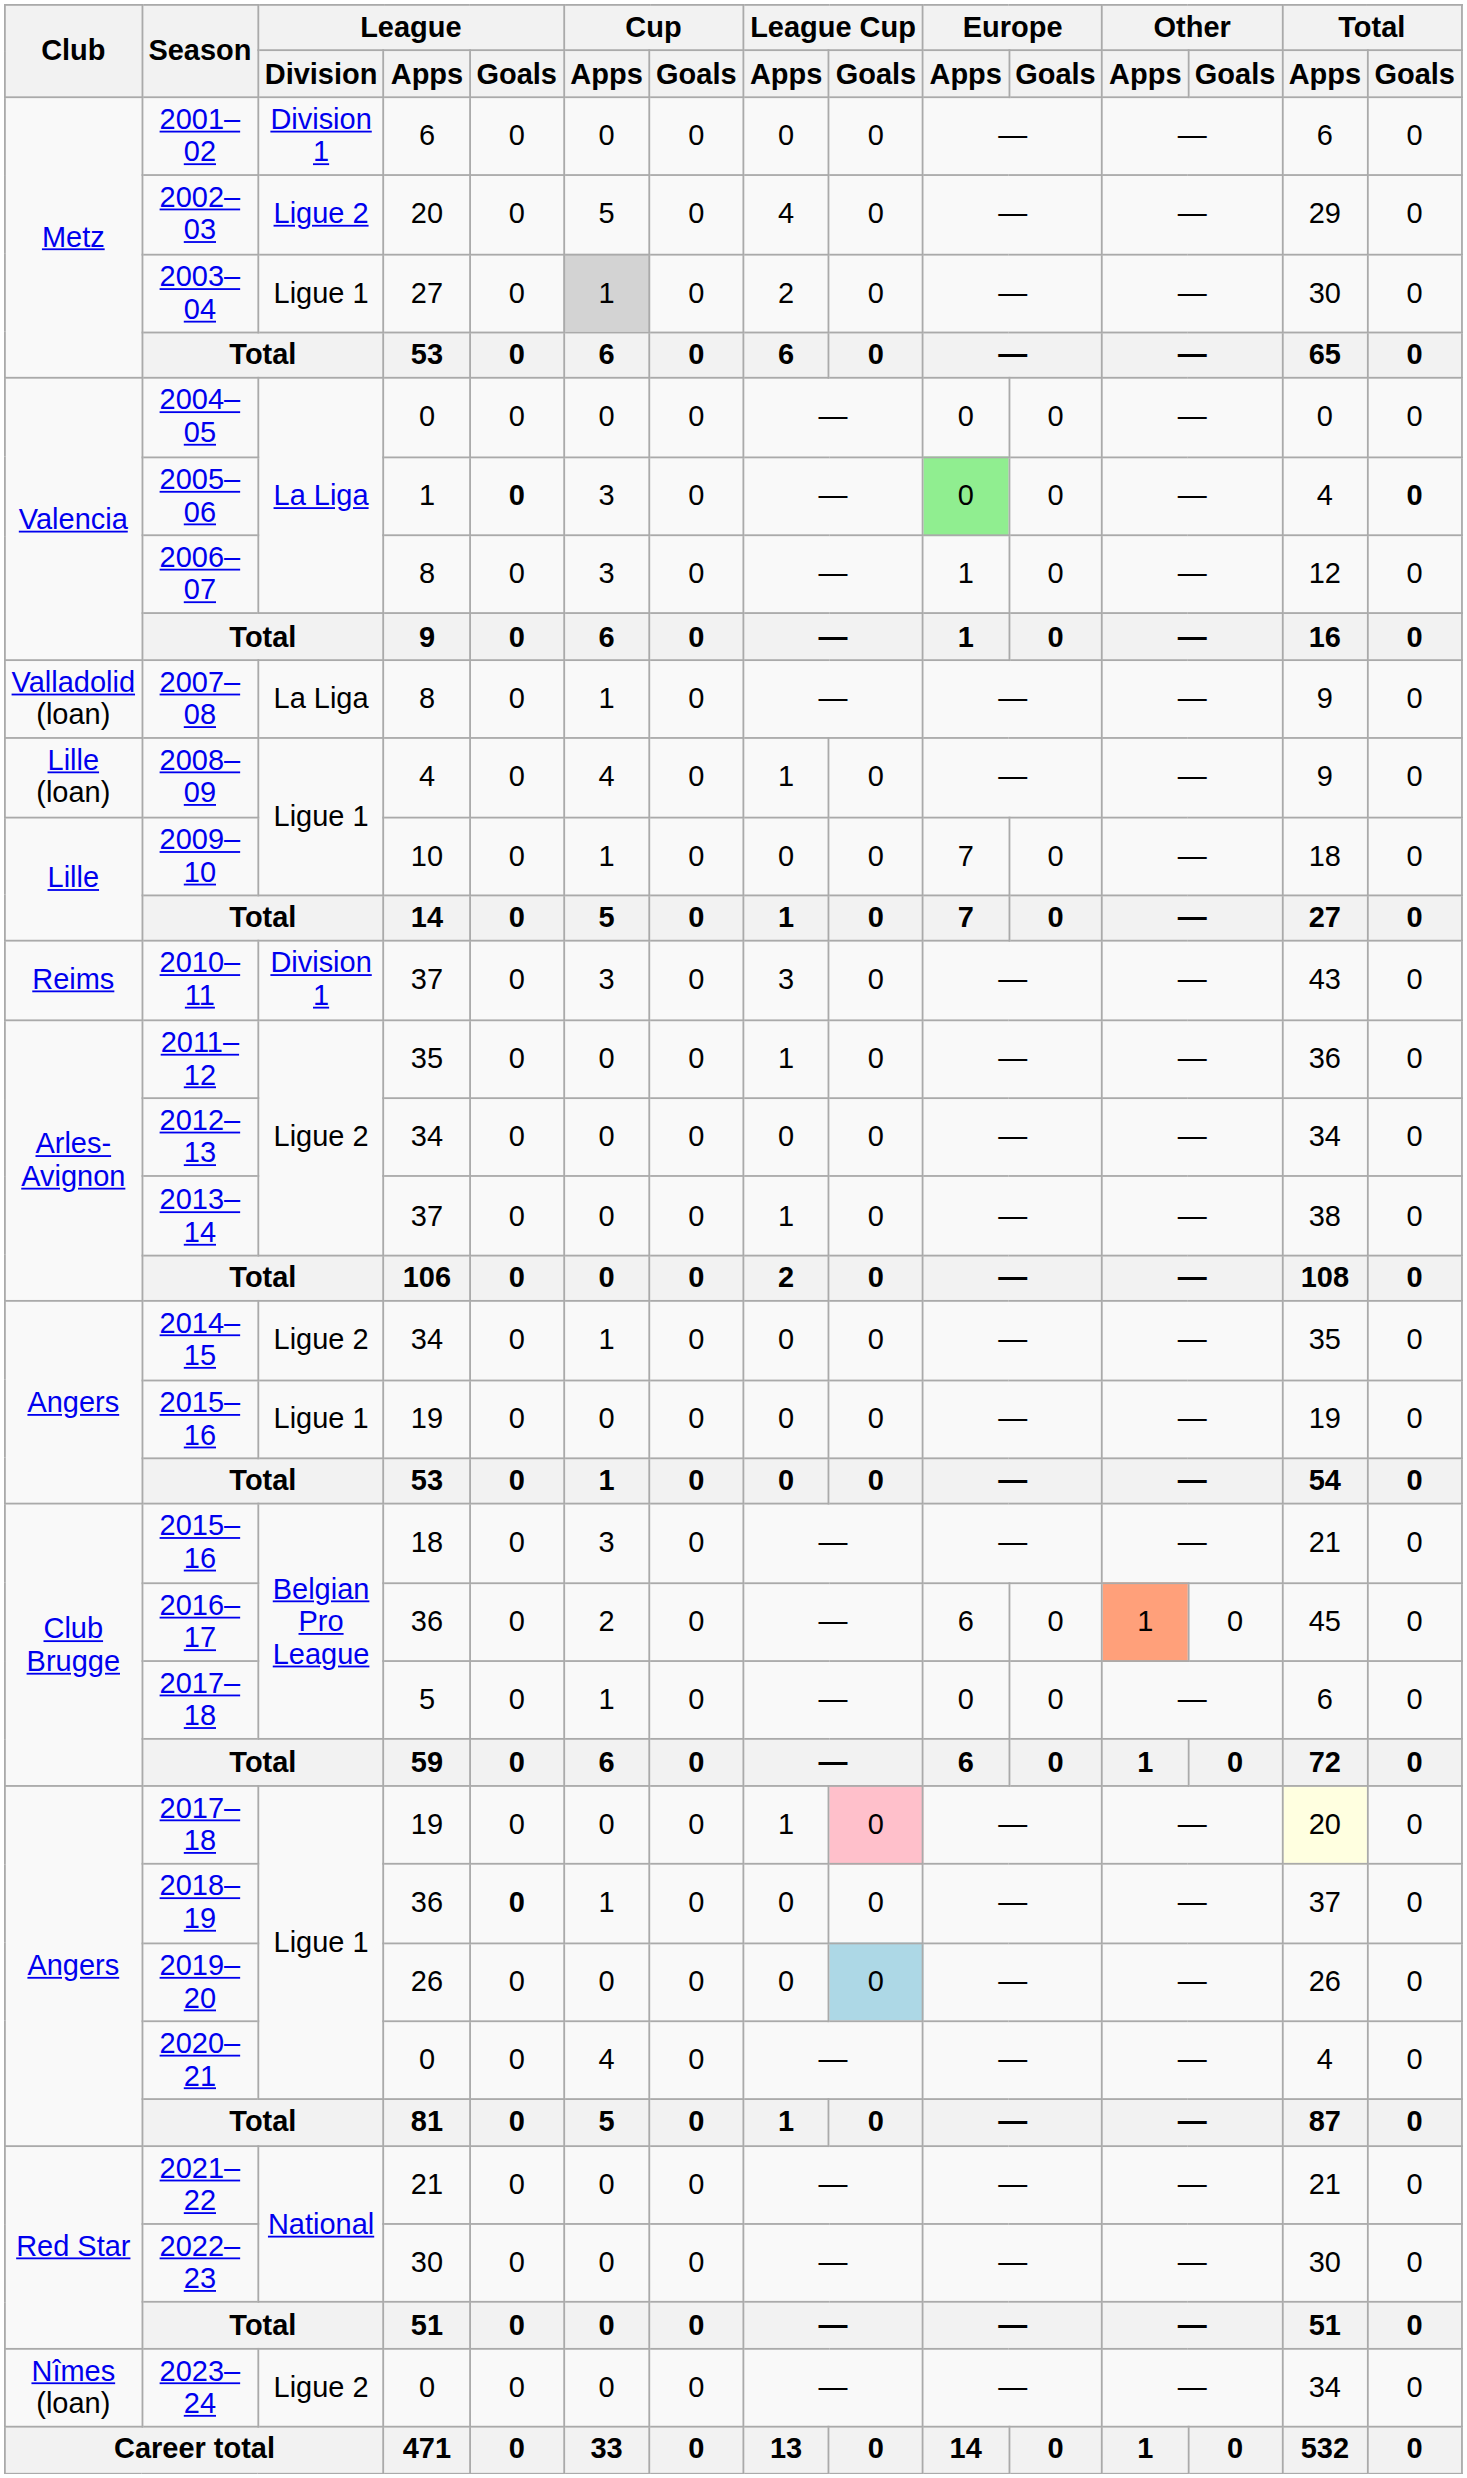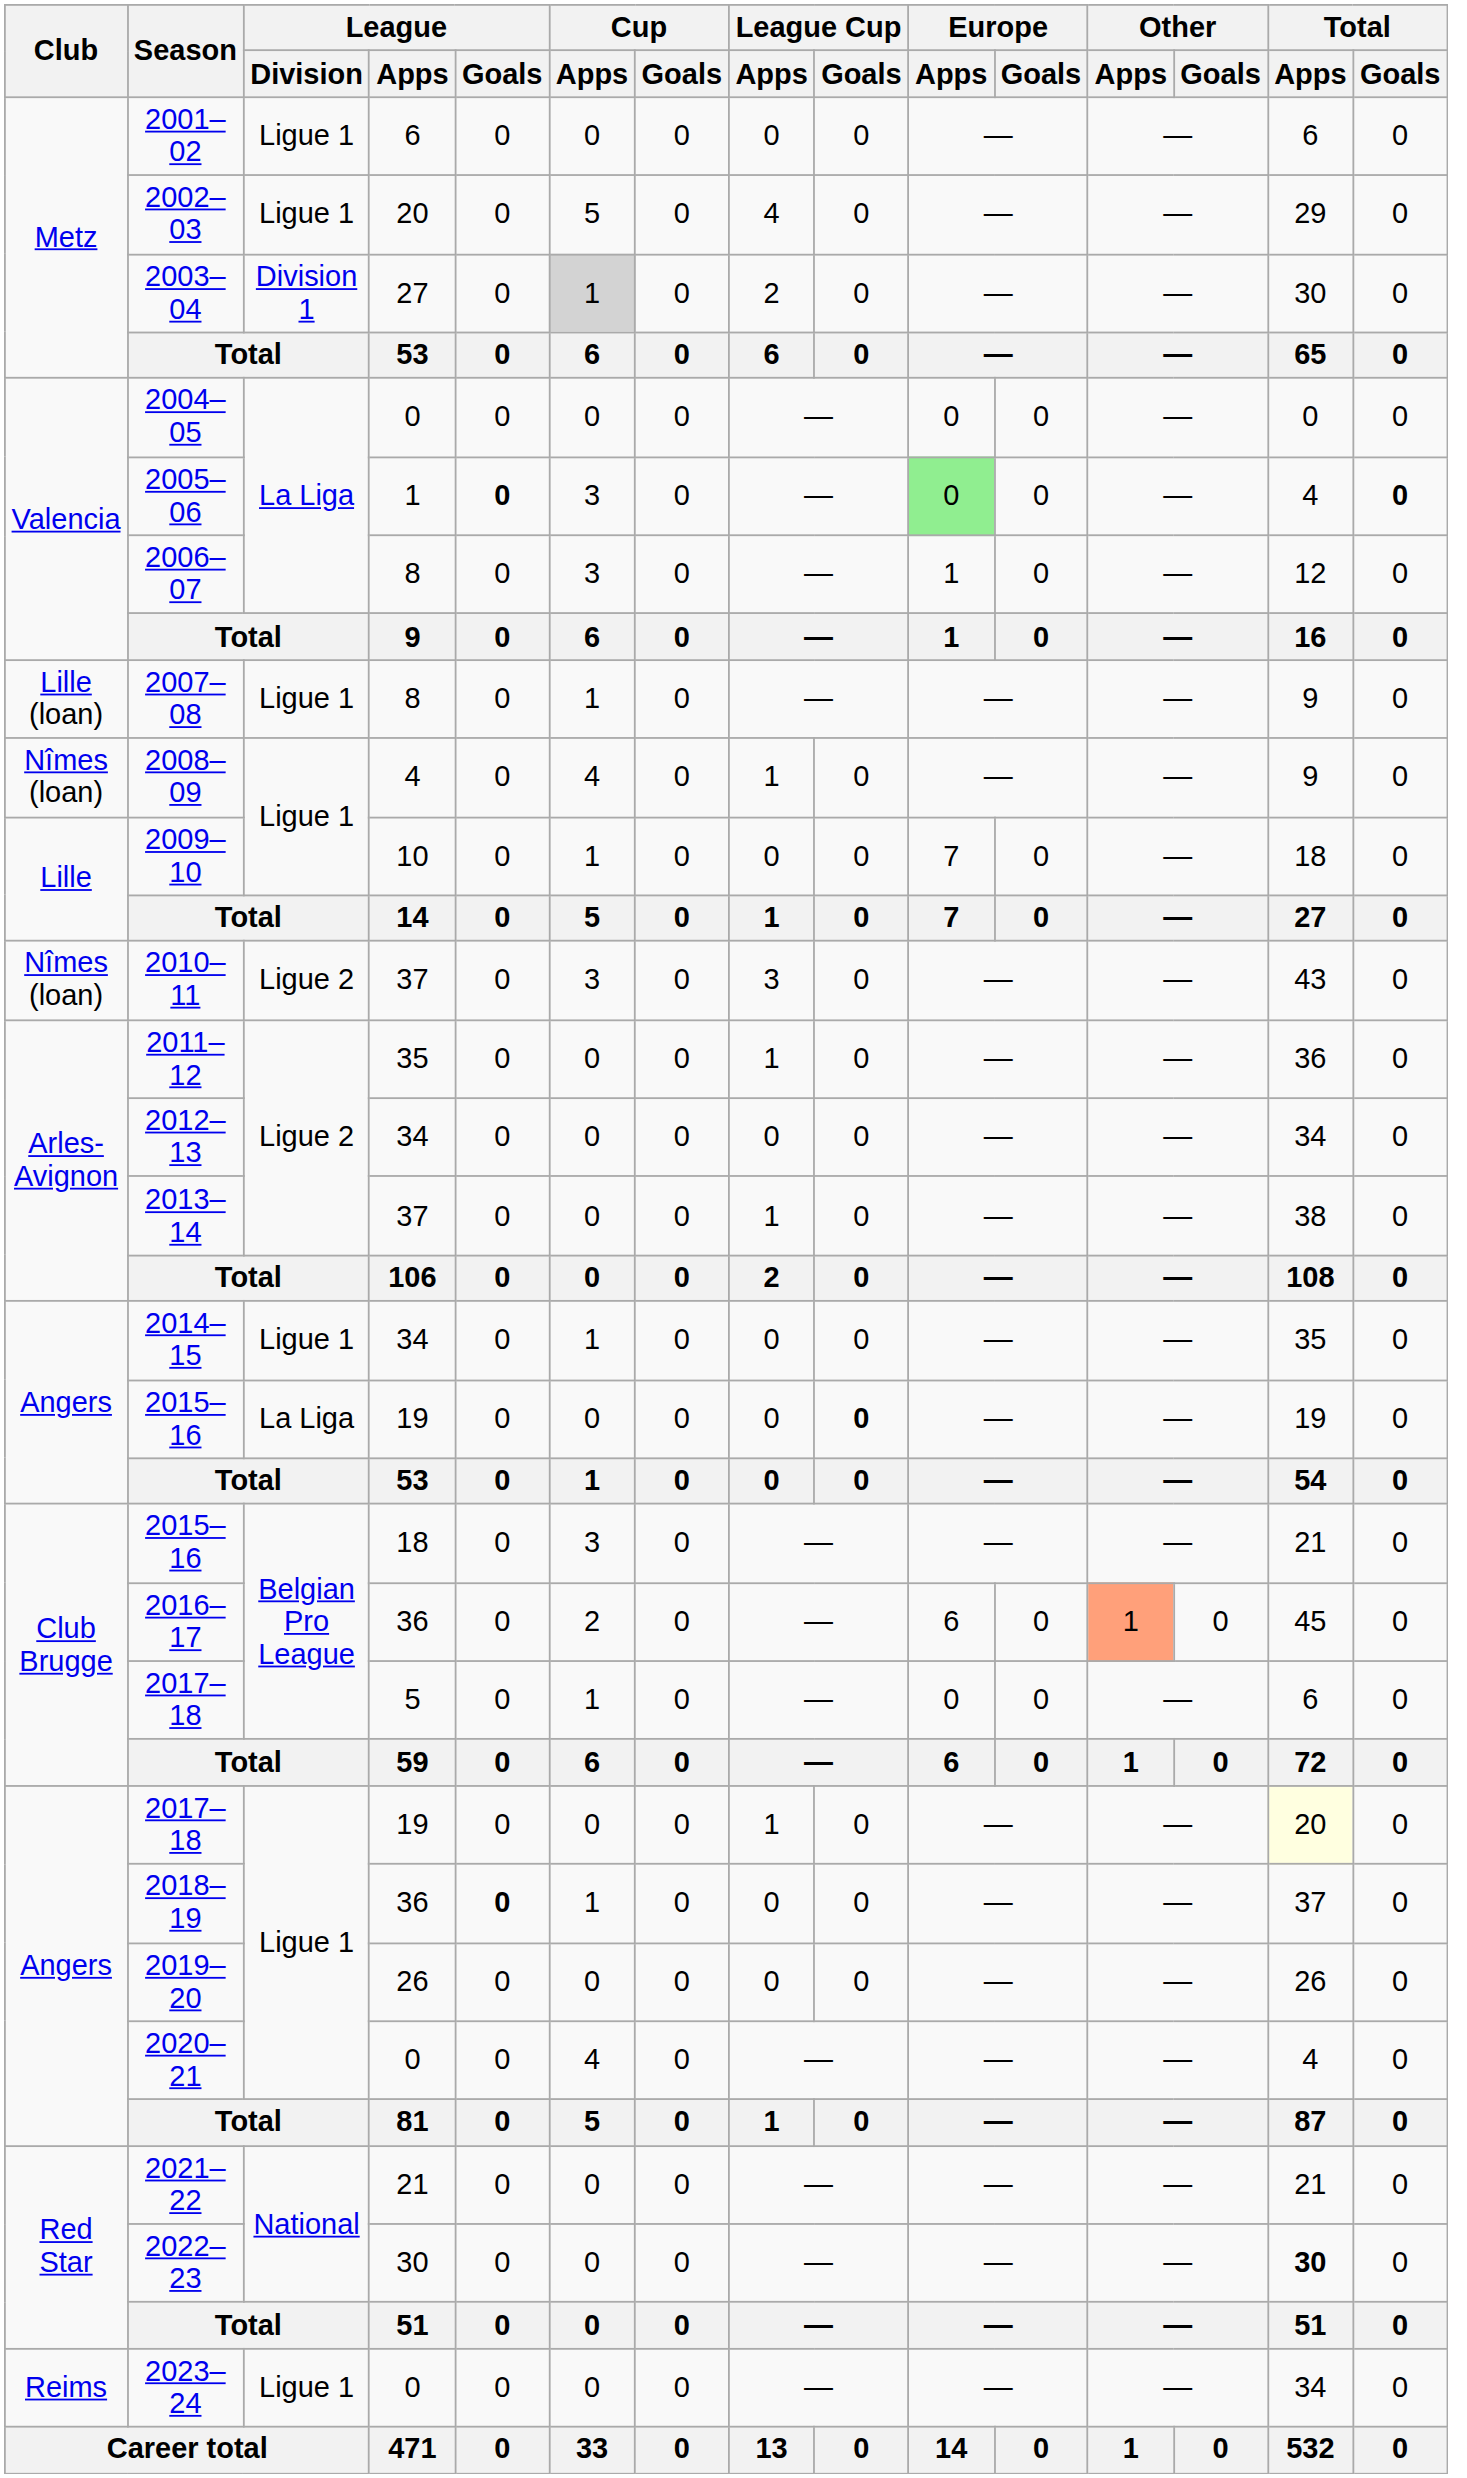(321, 135) Division 1 -> (307, 135) Ligue 1
(321, 214) Ligue 2 -> (307, 214) Ligue 1
(321, 292) Ligue 1 -> (307, 292) Division 1
(73, 698) Valladolid (loan) -> (66, 698) Lille (loan)
(321, 698) La Liga -> (307, 698) Ligue 1
(73, 777) Lille (loan) -> (66, 777) Nîmes (loan)
(73, 979) Reims -> (66, 979) Nîmes (loan)
(321, 979) Division 1 -> (307, 979) Ligue 2
(321, 1339) Ligue 2 -> (307, 1339) Ligue 1
(321, 1418) Ligue 1 -> (307, 1418) La Liga
(876, 1418) normal -> (861, 1418) bold
(876, 1824) pink background -> (861, 1824) no background
(876, 1981) lightblue background -> (861, 1981) no background
(1325, 2262) normal -> (1310, 2262) bold
(73, 2387) Nîmes (loan) -> (66, 2387) Reims
(321, 2387) Ligue 2 -> (307, 2387) Ligue 1
